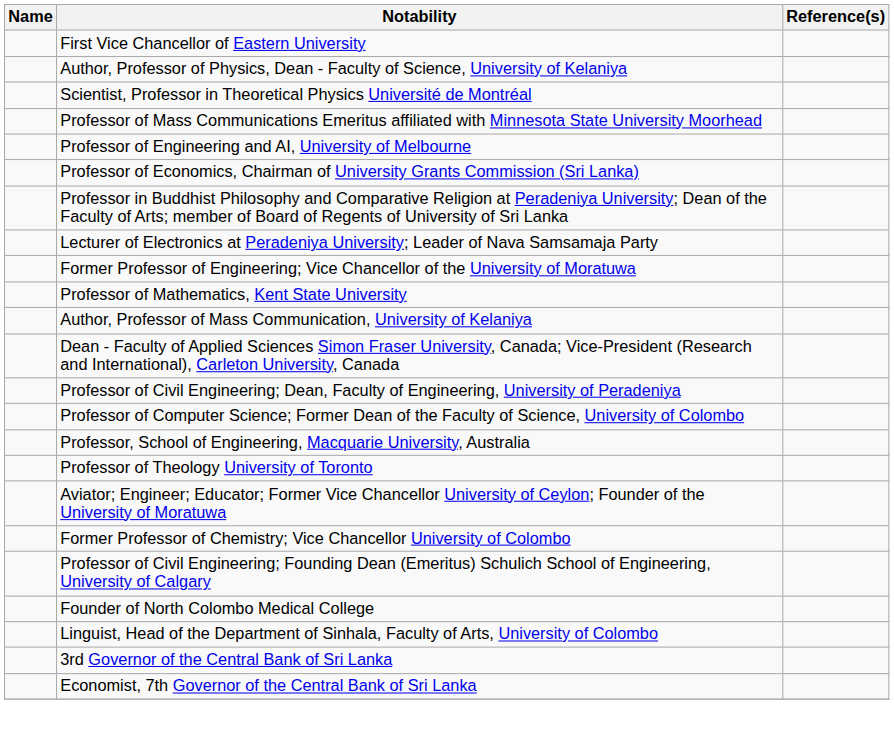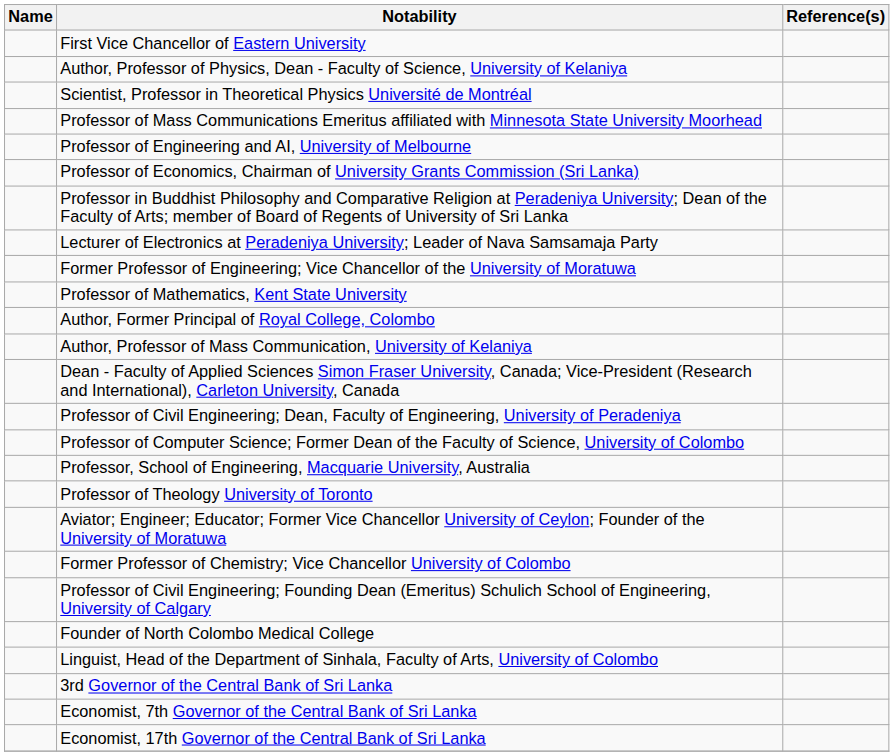+ row: (248, 320)
+ row: (273, 737)
